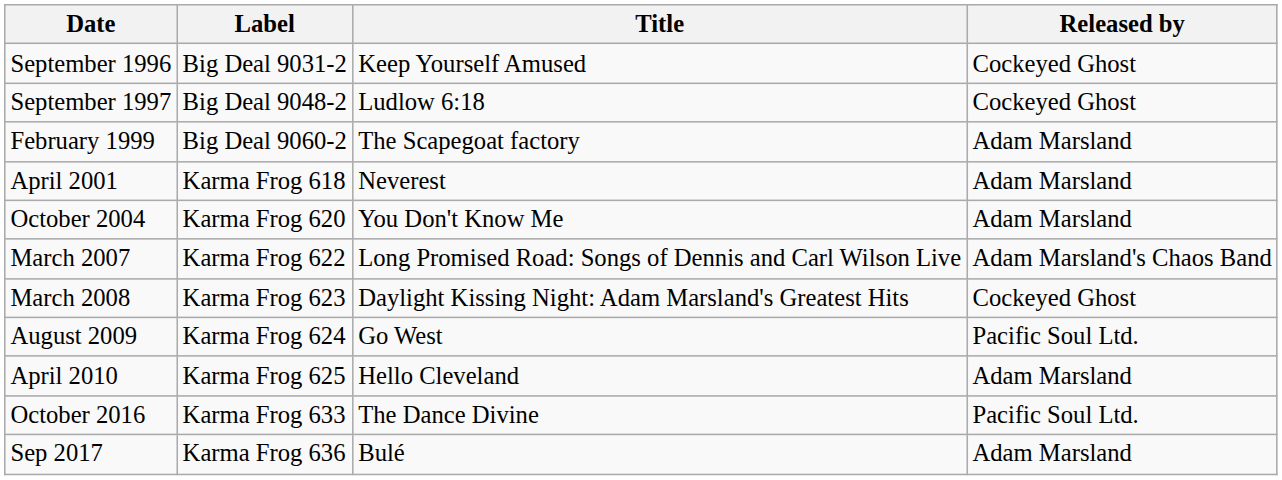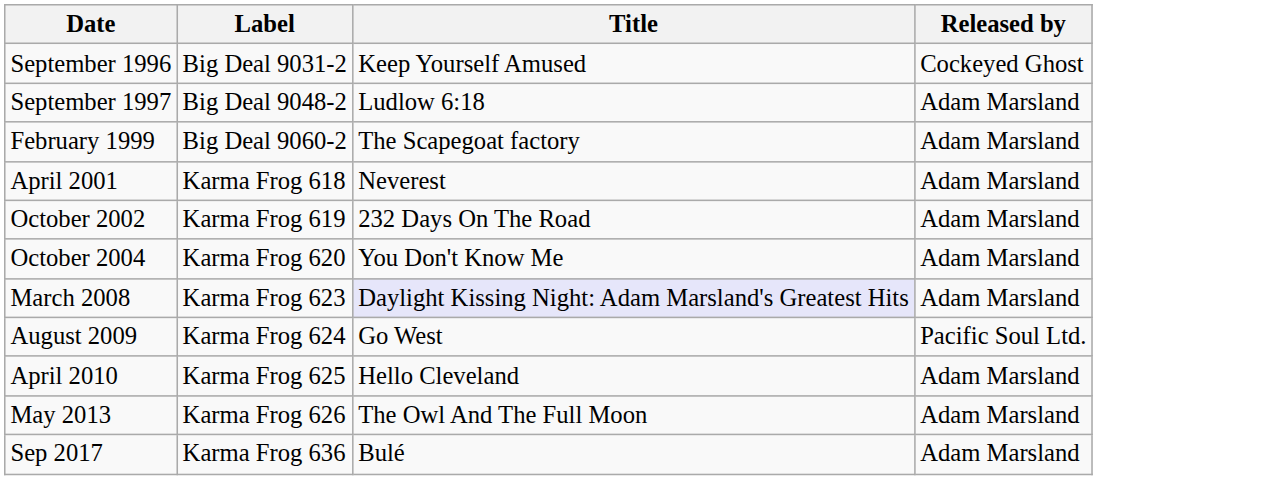(1054, 102) Cockeyed Ghost -> (1000, 102) Adam Marsland
+ row: (78, 219)
- row: (70, 258)
(634, 297) no background -> (634, 297) lavender background
(1054, 297) Cockeyed Ghost -> (1000, 297) Adam Marsland
+ row: (61, 414)
- row: (78, 414)
